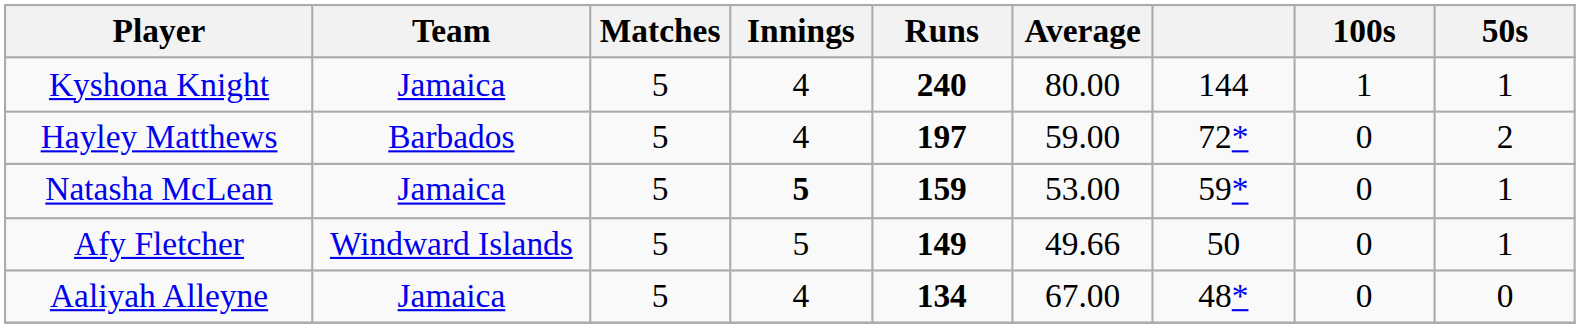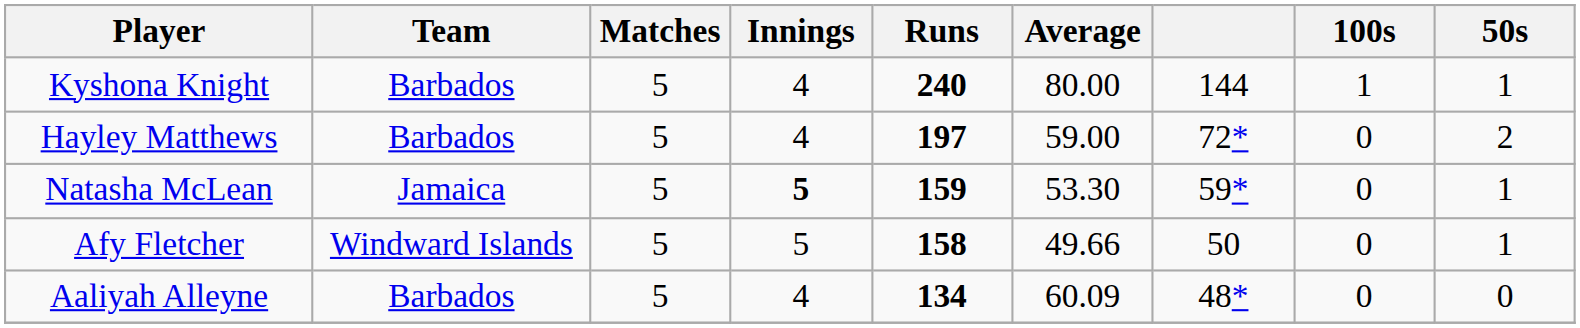(451, 84) Jamaica -> (451, 84) Barbados
(1083, 190) 53.00 -> (1083, 190) 53.30
(942, 243) 149 -> (942, 243) 158
(451, 296) Jamaica -> (451, 296) Barbados
(1083, 296) 67.00 -> (1083, 296) 60.09
